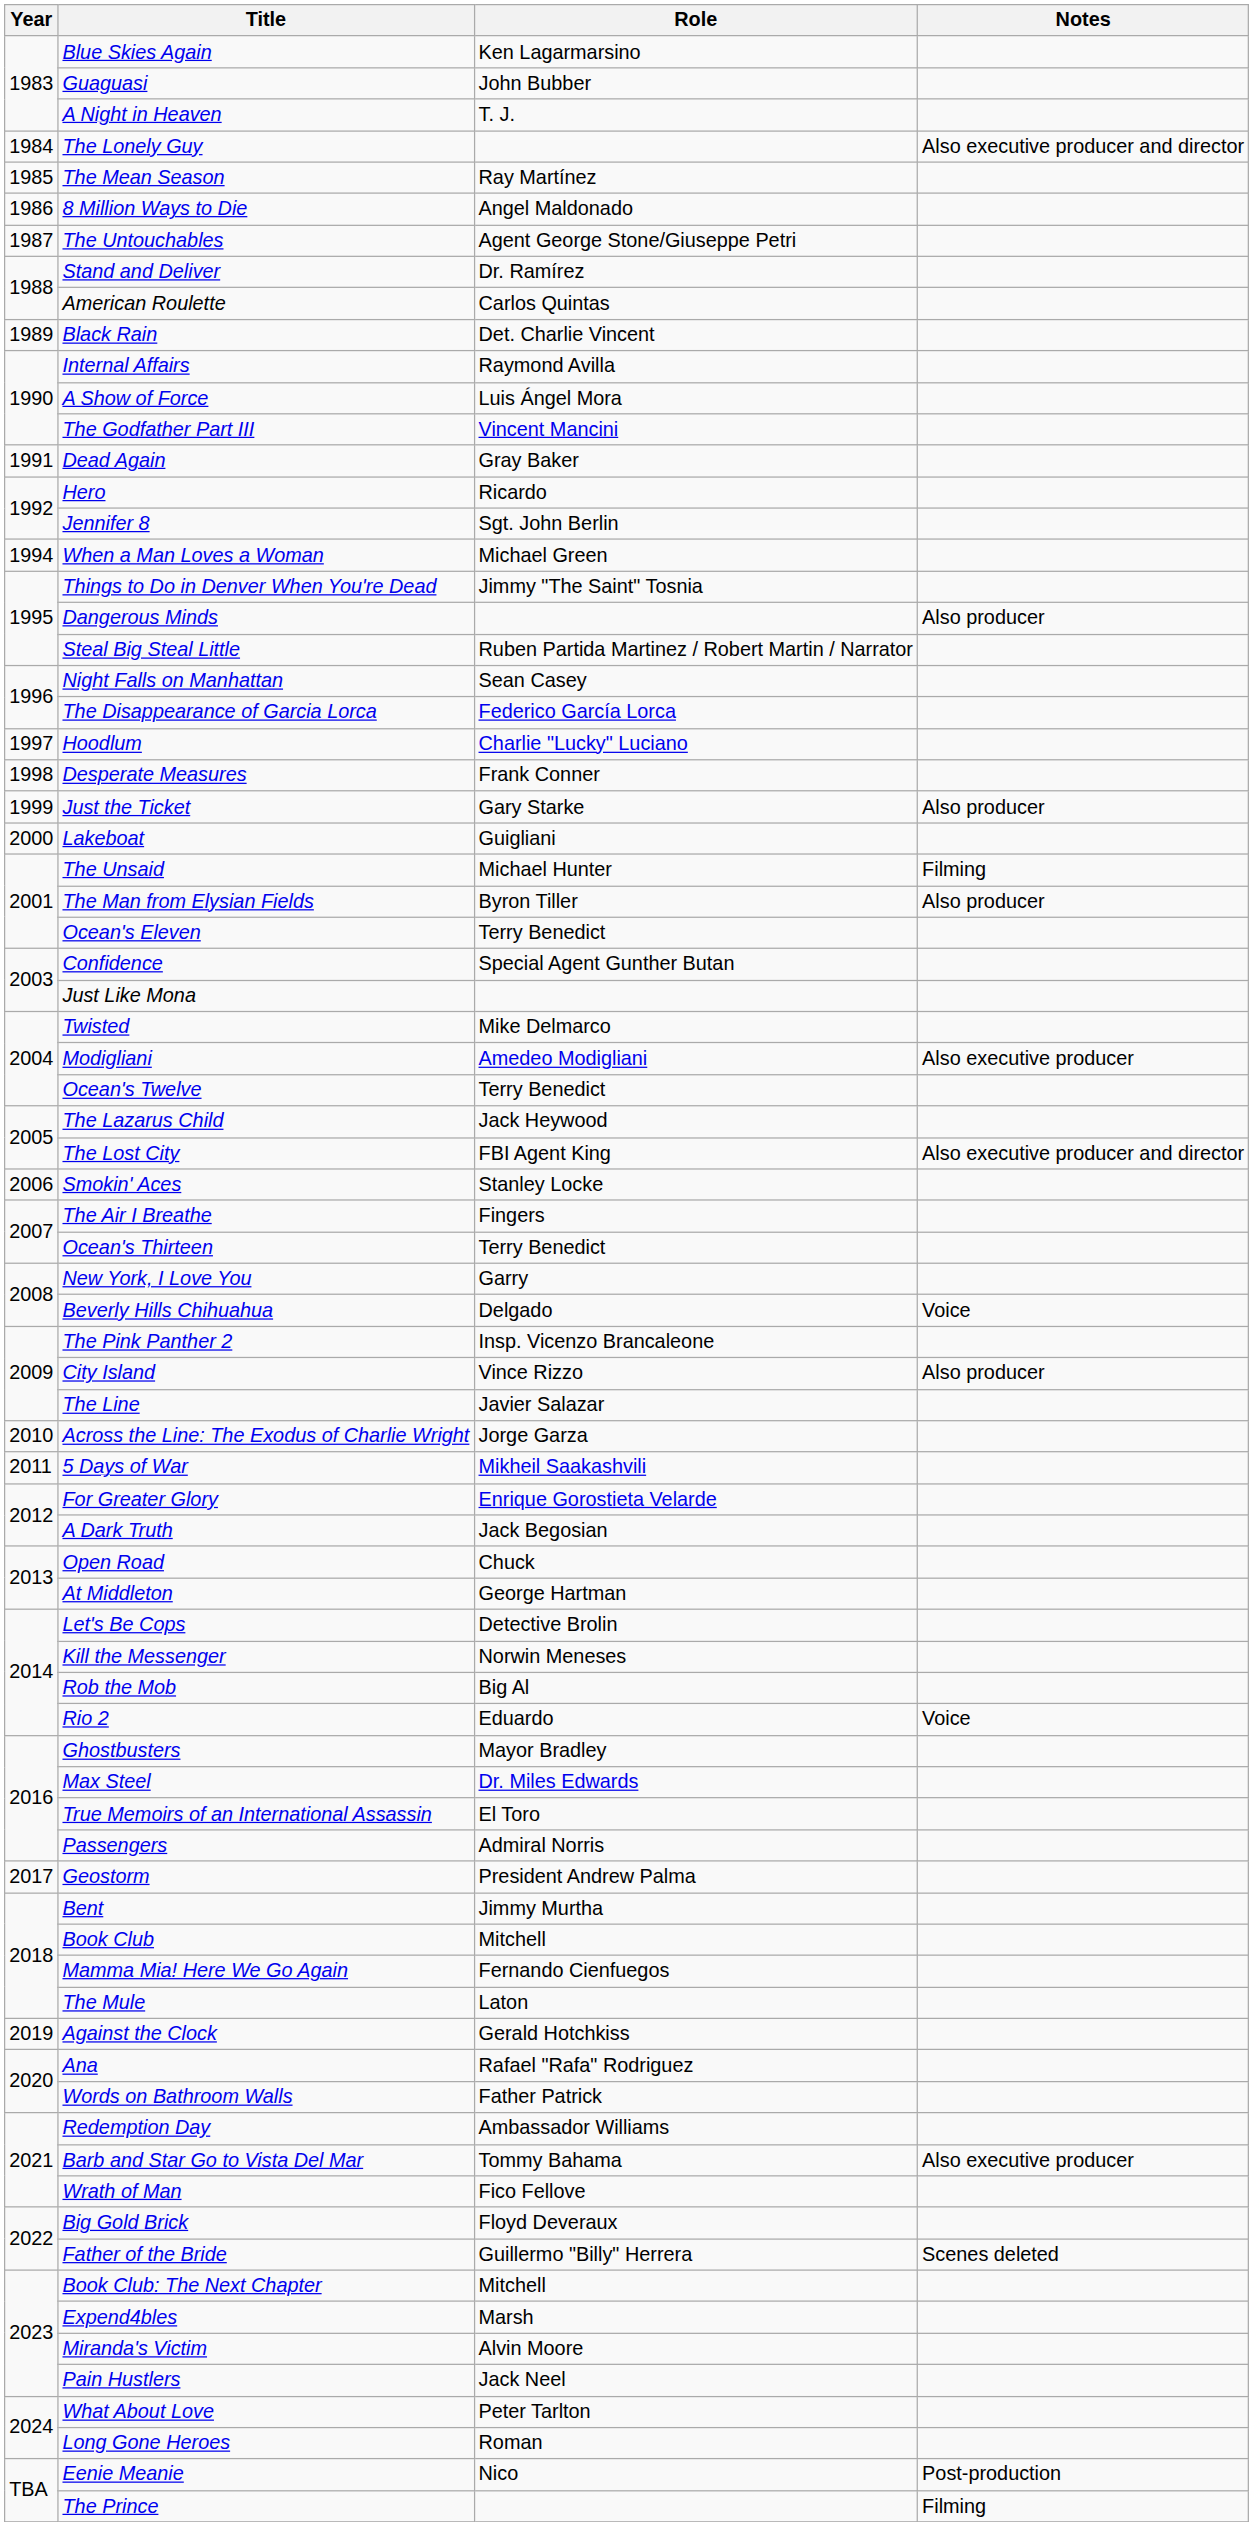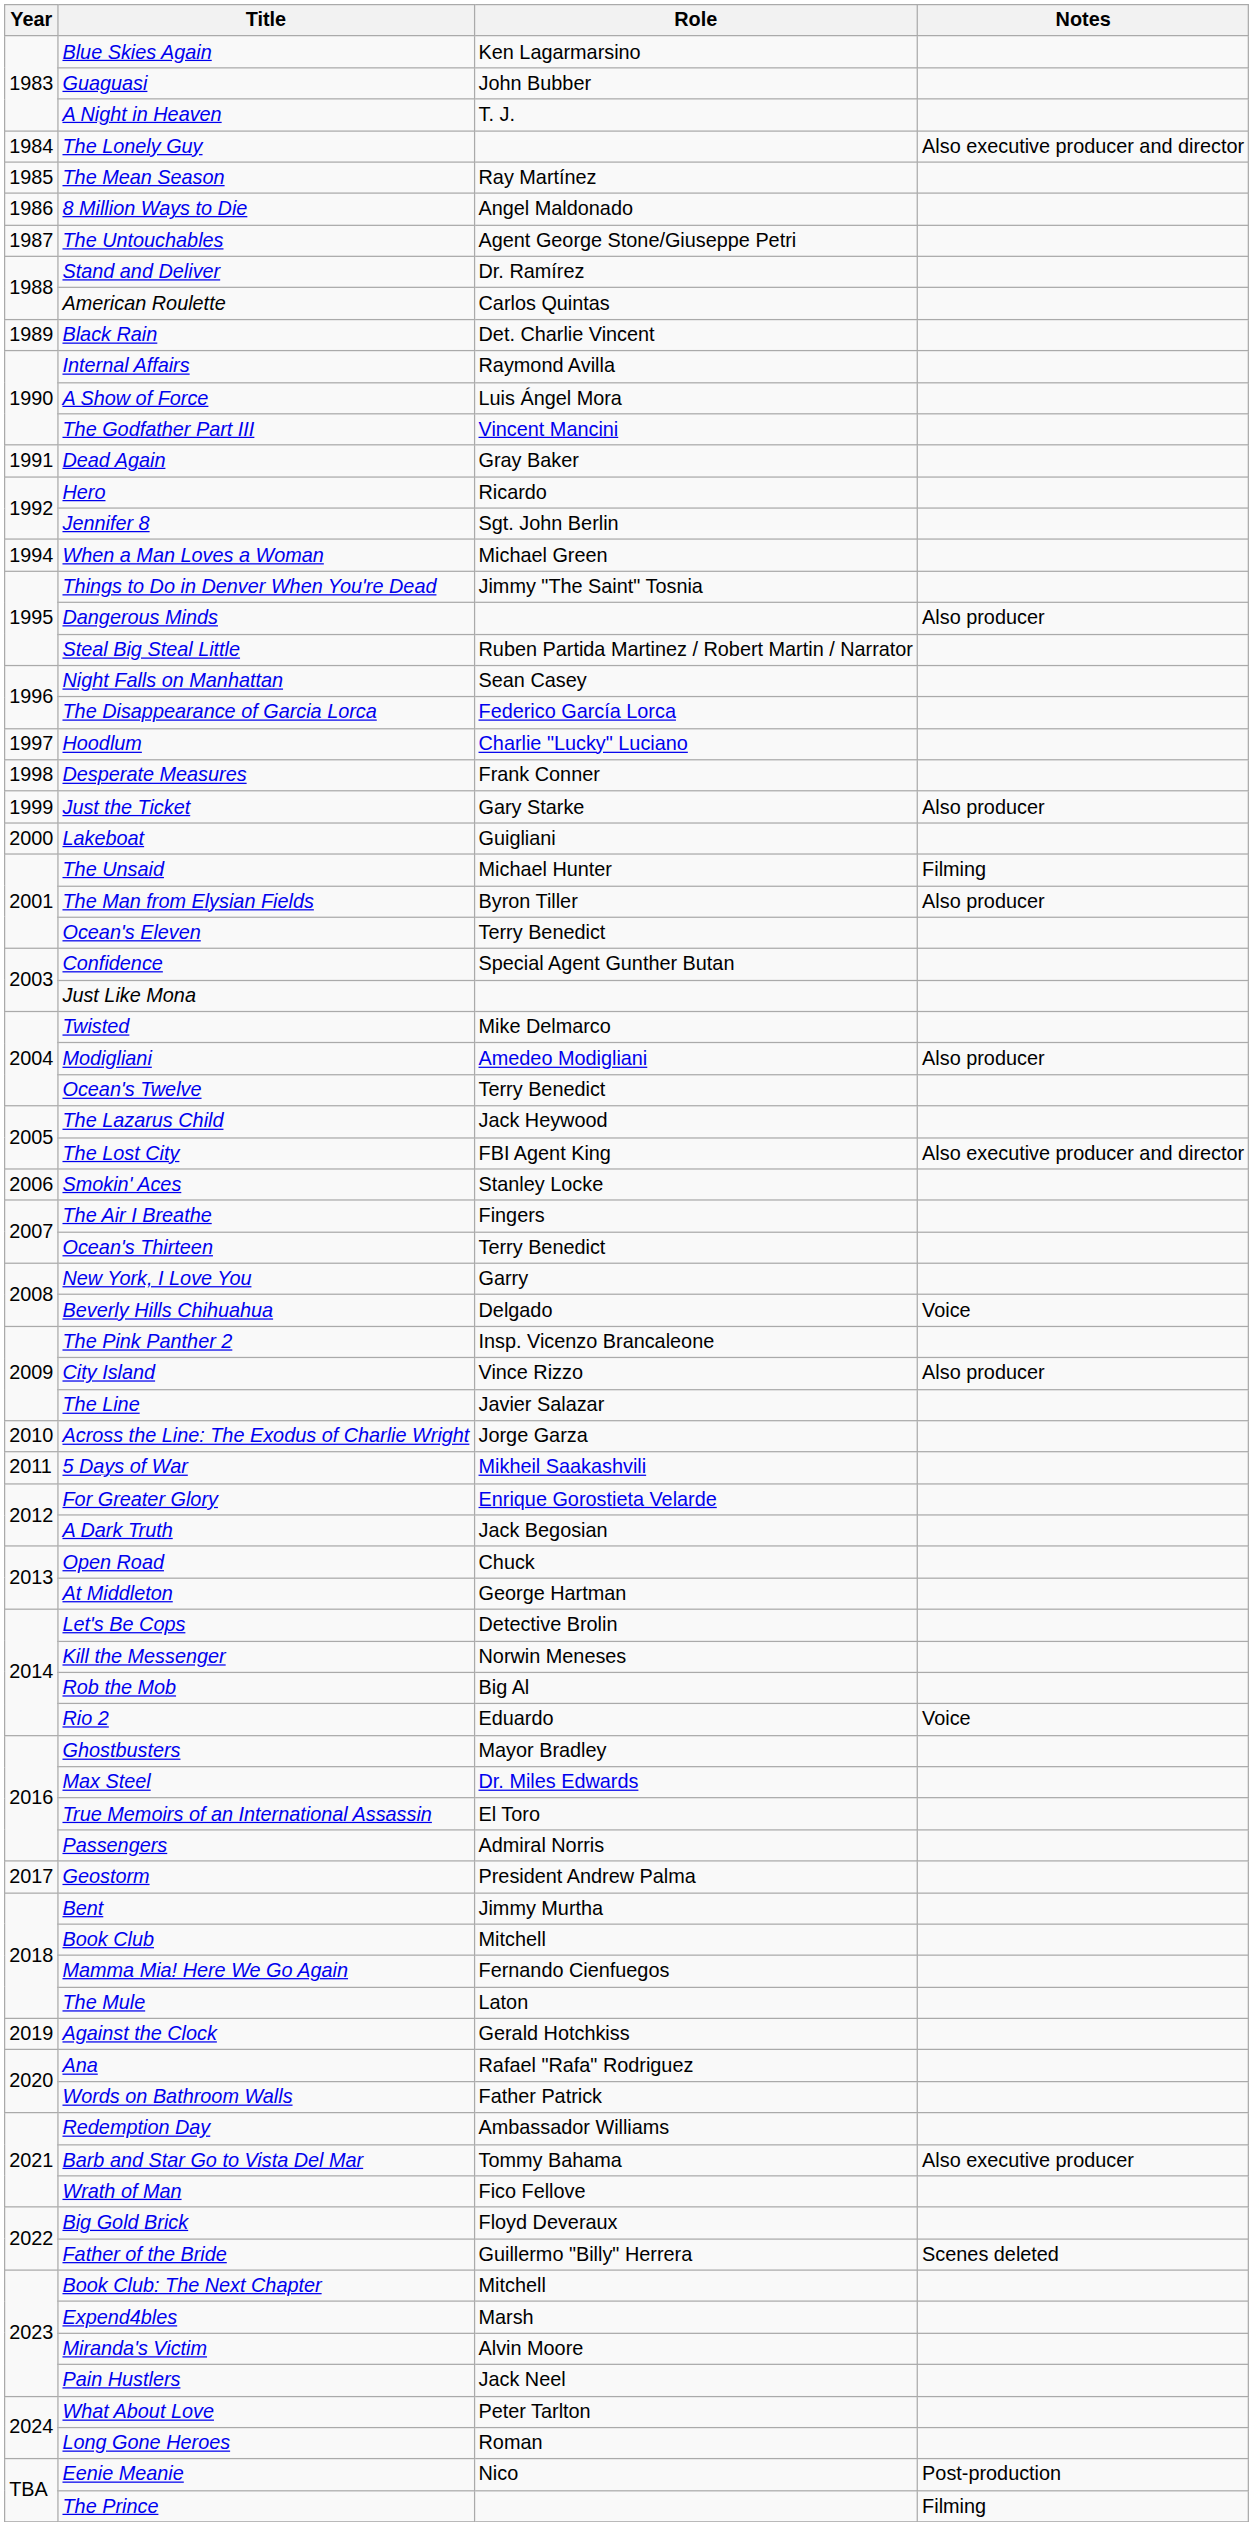(1028, 1058) Also executive producer -> (983, 1058) Also producer
